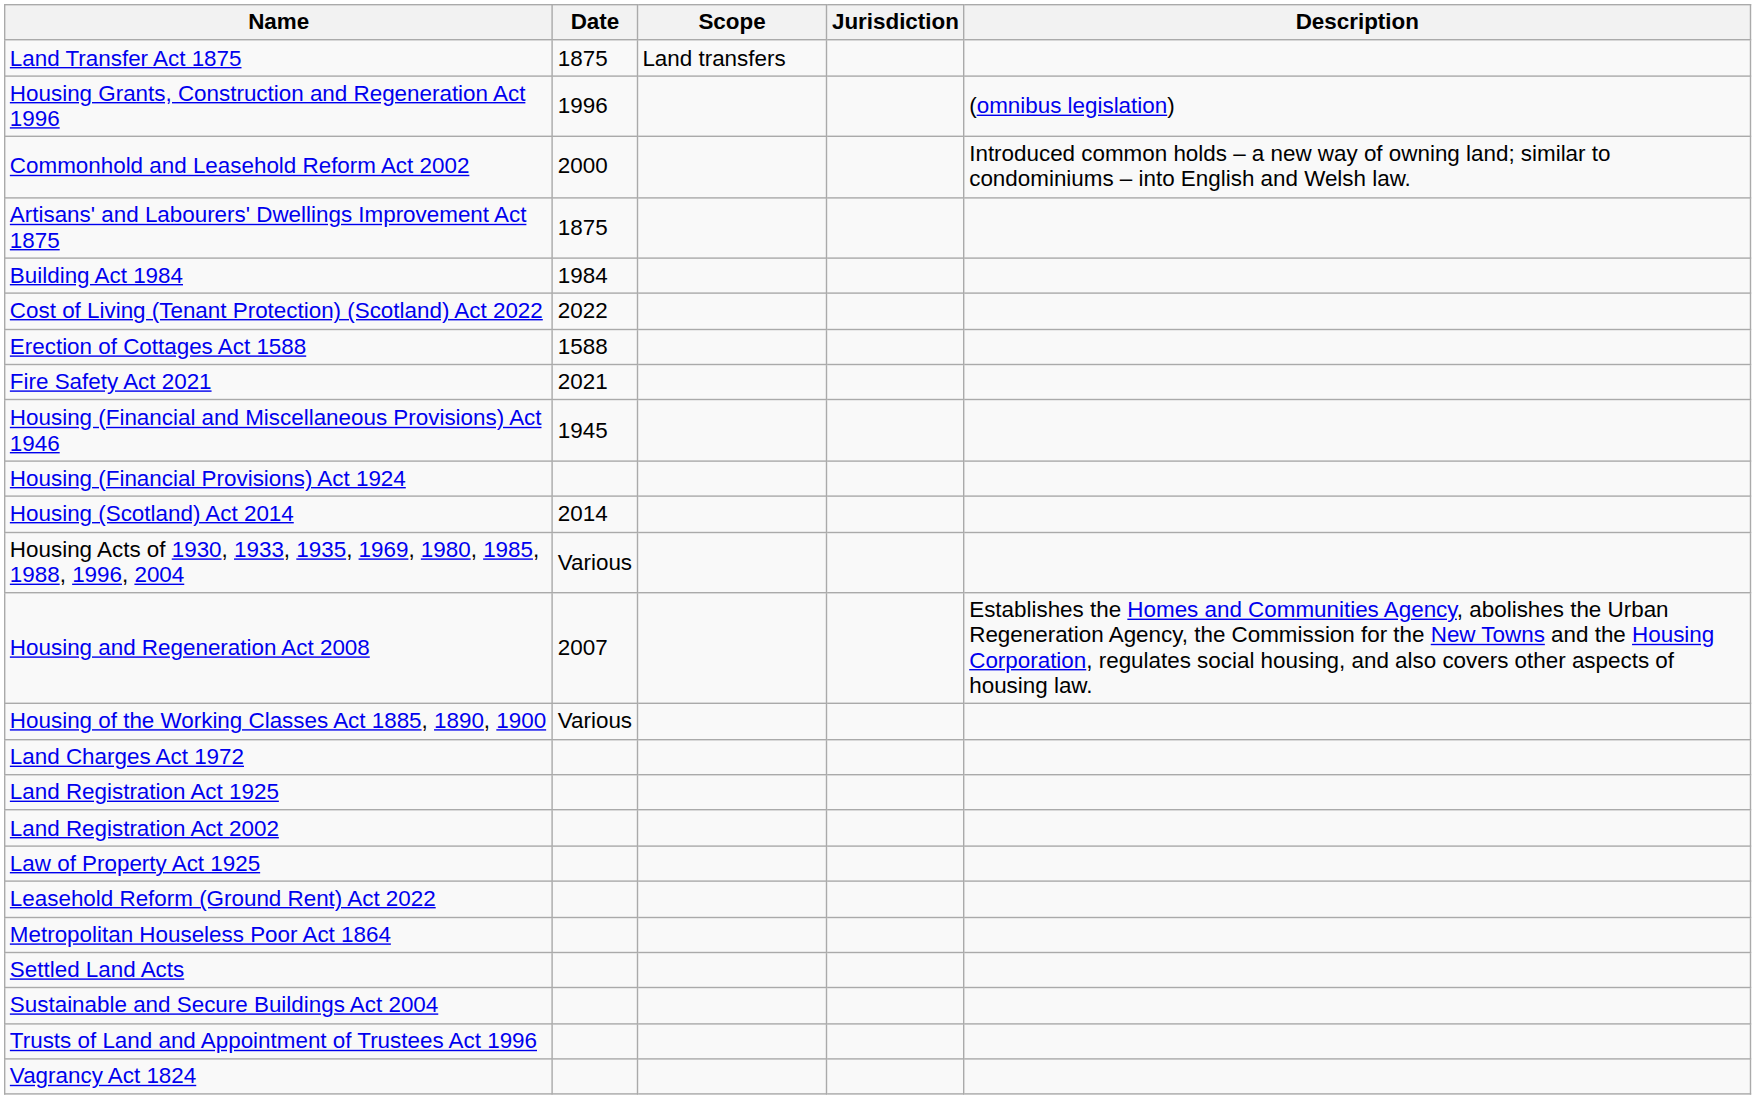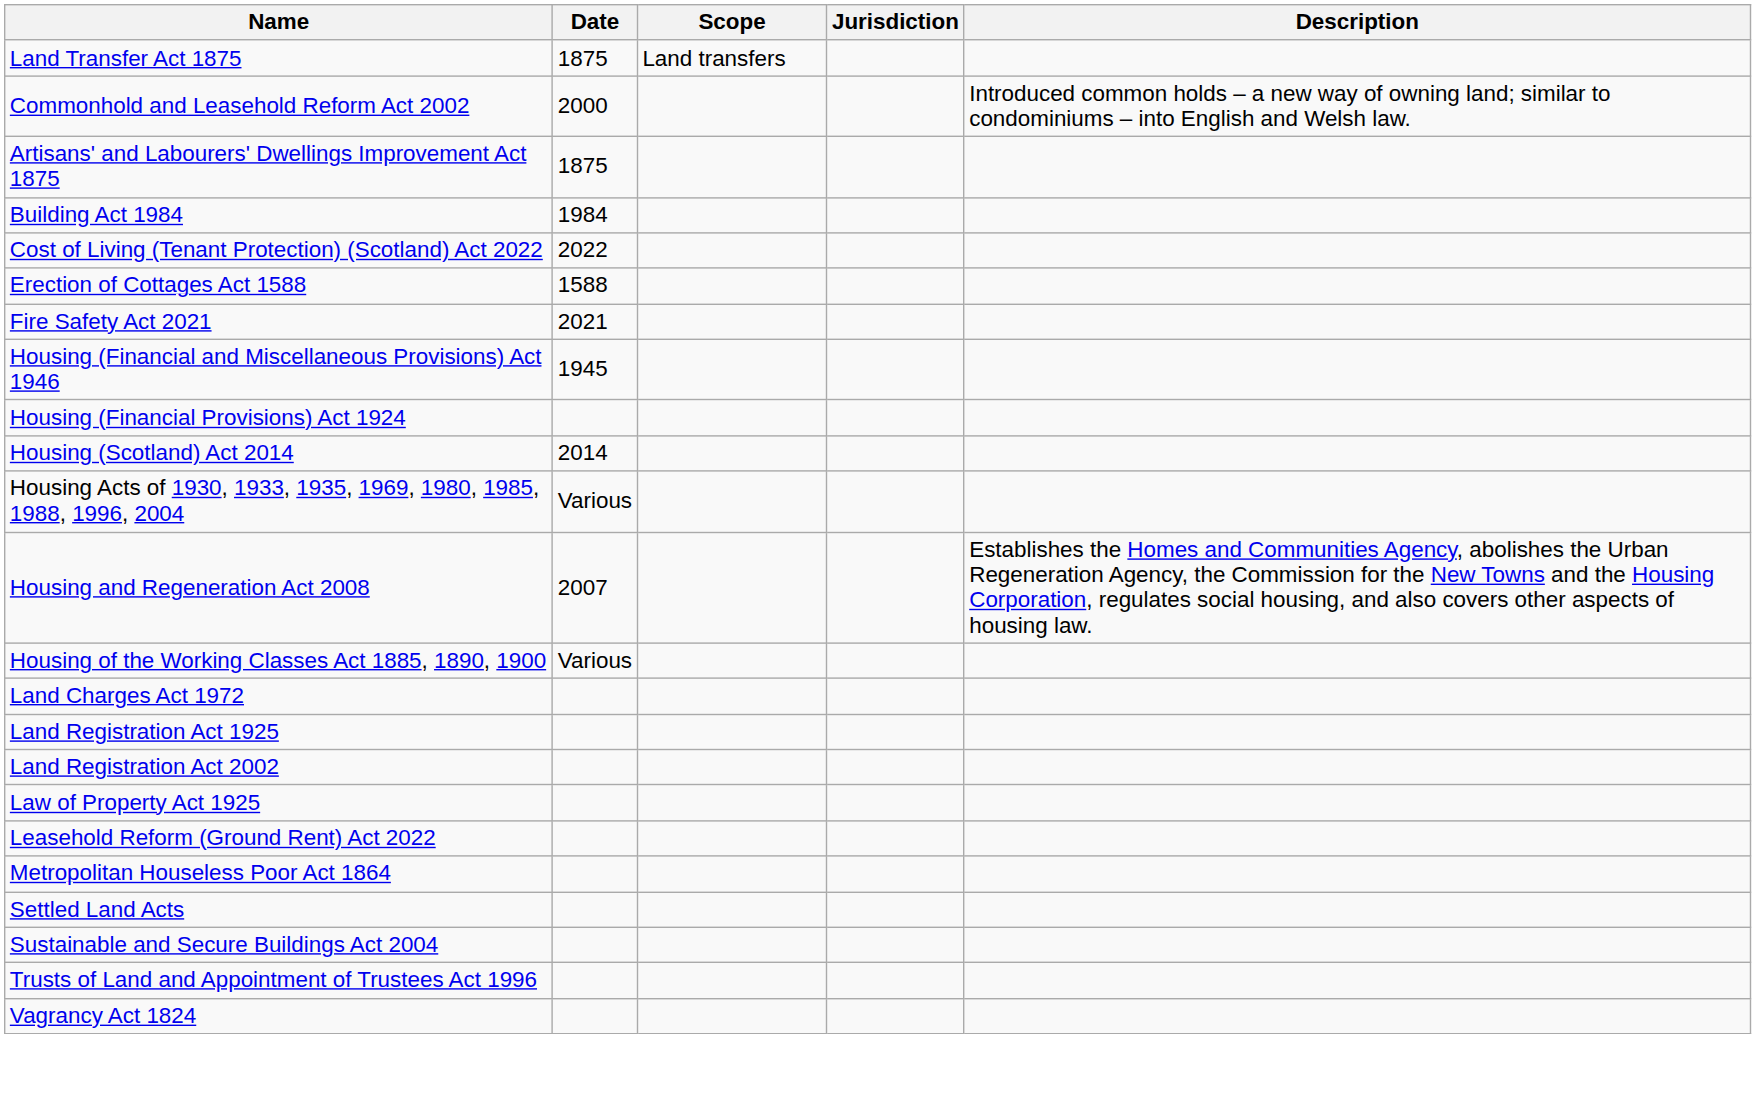- row: (268, 105)
